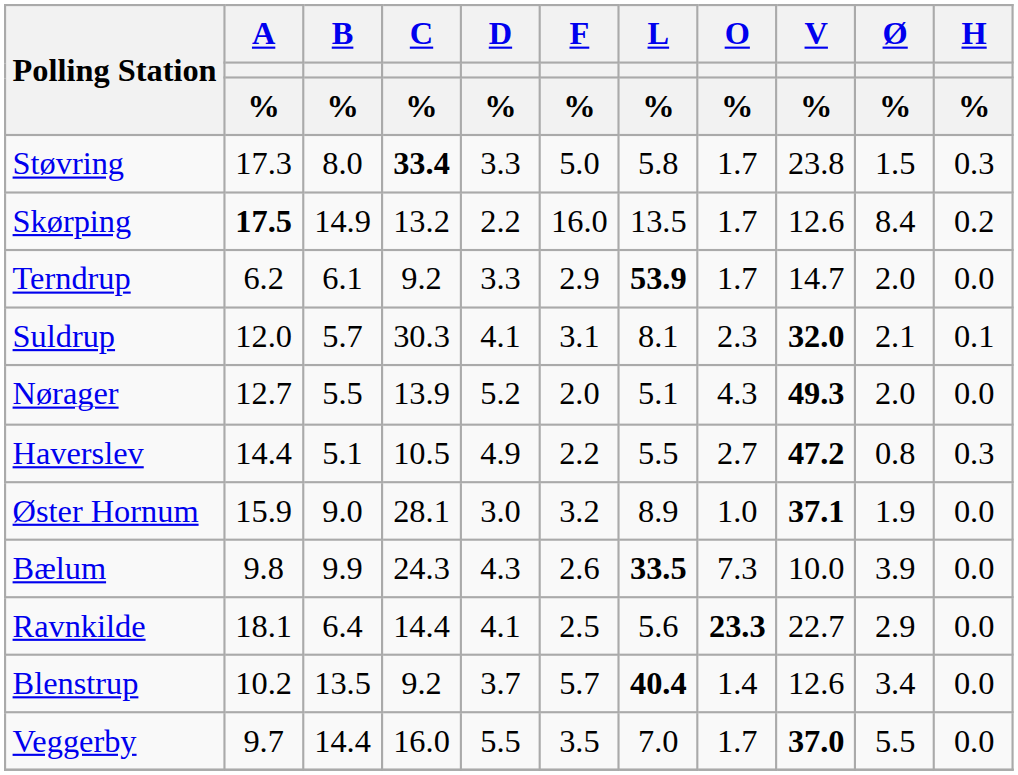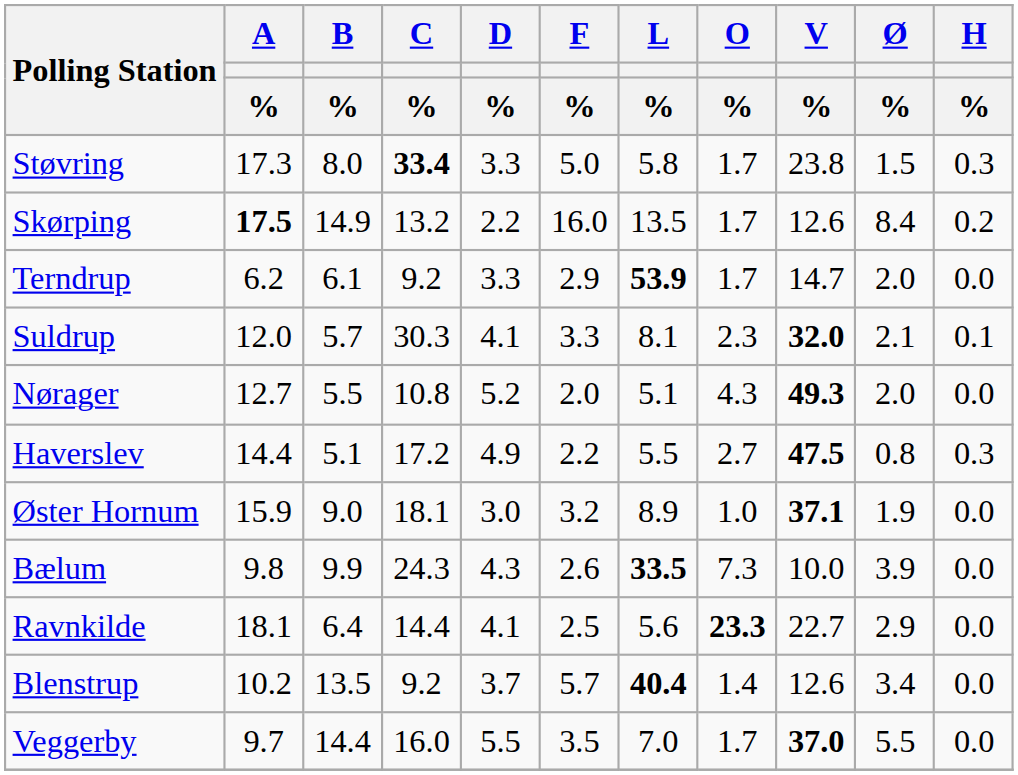(579, 336) 3.1 -> (579, 336) 3.3
(421, 394) 13.9 -> (421, 394) 10.8
(421, 452) 10.5 -> (421, 452) 17.2
(816, 452) 47.2 -> (816, 452) 47.5
(421, 509) 28.1 -> (421, 509) 18.1
